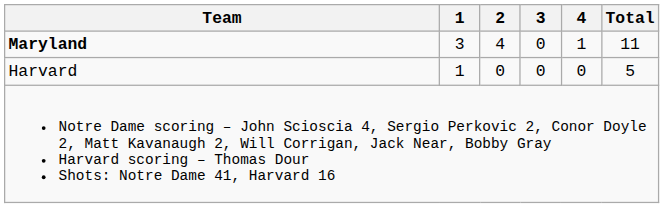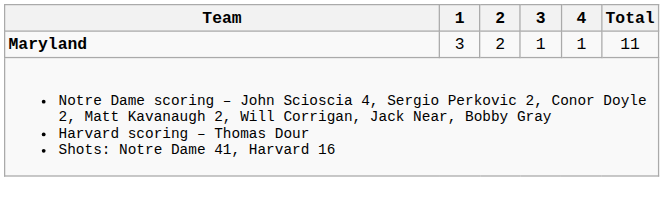(500, 45) 4 -> (500, 45) 2
(541, 45) 0 -> (541, 45) 1
- row: (43, 71)
